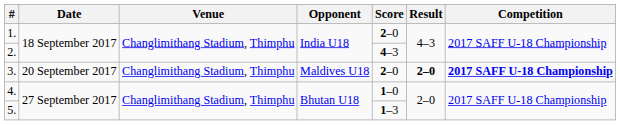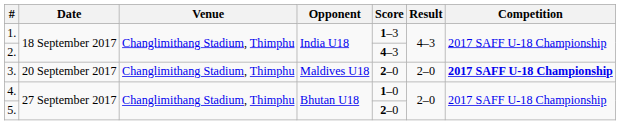(389, 33) 2–0 -> (389, 33) 1–3
(426, 71) bold -> (426, 71) normal
(389, 110) 1–3 -> (389, 110) 2–0
